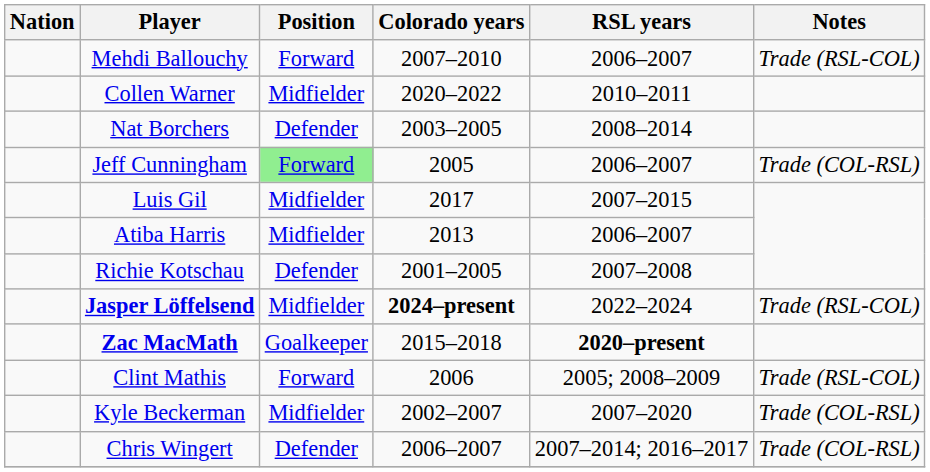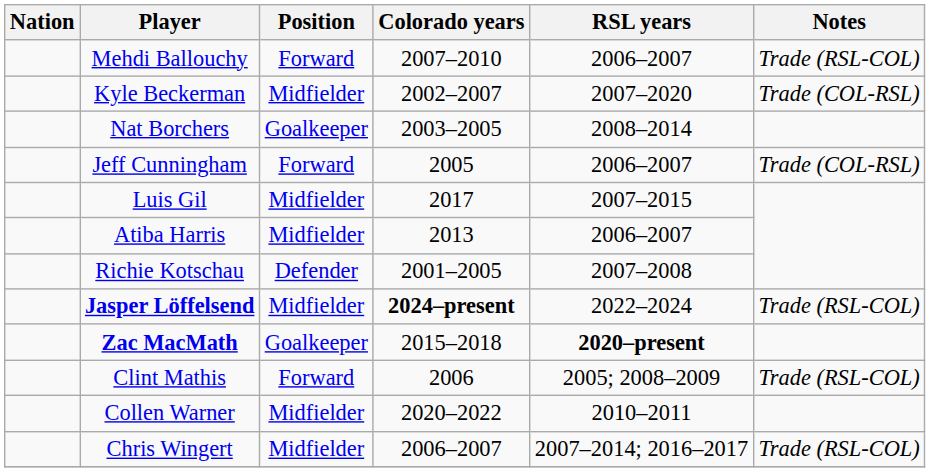rows swapped: (170, 413) <-> (170, 93)
(316, 128) Defender -> (316, 128) Goalkeeper
(316, 164) lightgreen background -> (316, 164) no background
(316, 448) Defender -> (316, 448) Midfielder
(839, 448) Trade (COL-RSL) -> (839, 448) Trade (RSL-COL)
